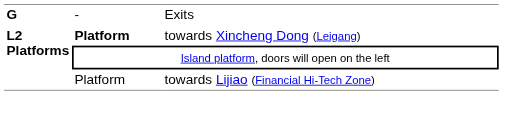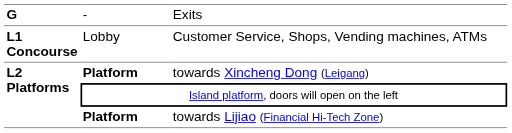+ row: (330, 36)
(100, 79) normal -> (110, 117) bold
